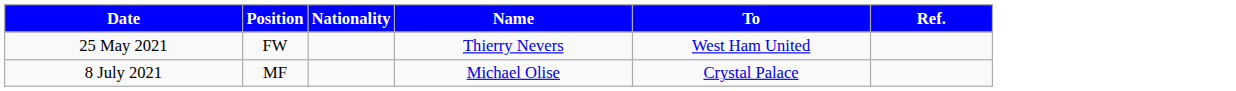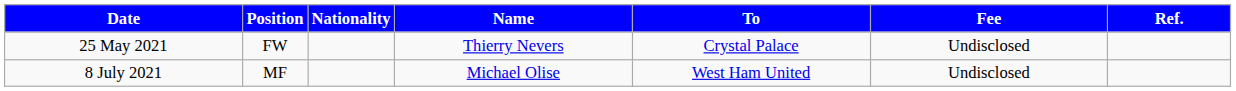+ column: (989, 18)
(751, 45) West Ham United -> (751, 45) Crystal Palace
(751, 73) Crystal Palace -> (751, 73) West Ham United
